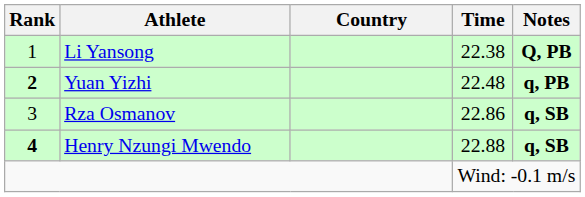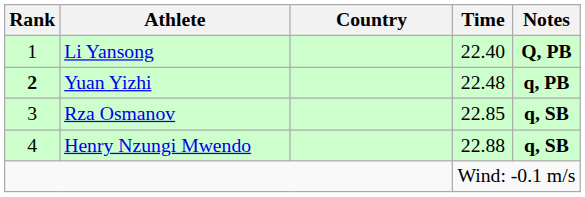(483, 51) 22.38 -> (483, 51) 22.40
(483, 113) 22.86 -> (483, 113) 22.85
(32, 144) bold -> (32, 144) normal
